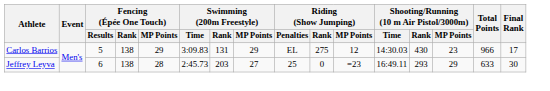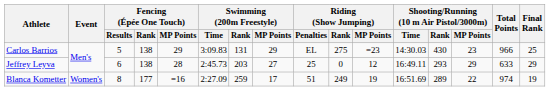(354, 50) 12 -> (373, 50) =23
(513, 50) 17 -> (532, 50) 25
(354, 65) =23 -> (373, 65) 12
(513, 65) 30 -> (532, 65) 29
+ row: (36, 79)
